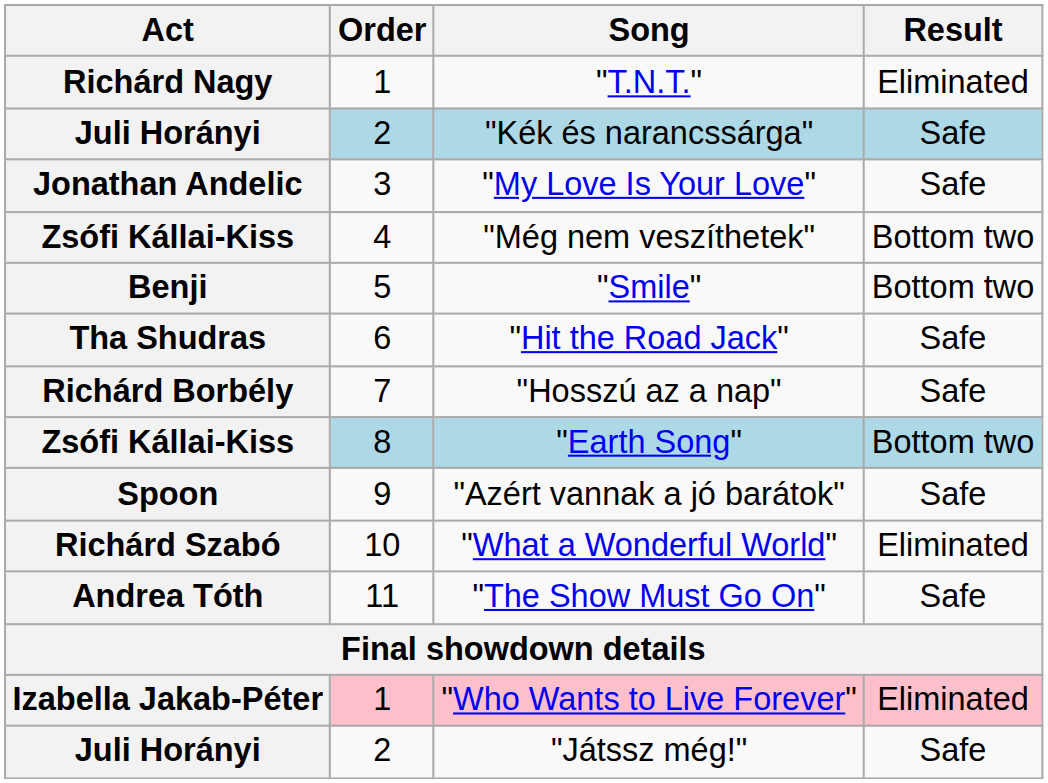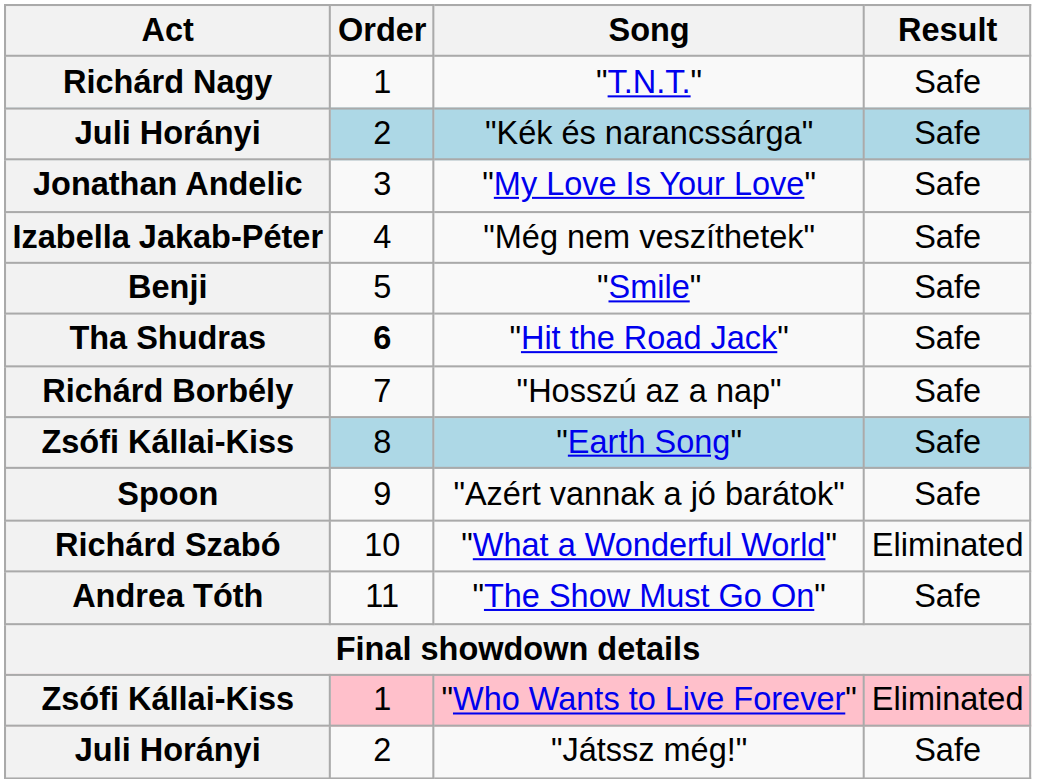(953, 81) Eliminated -> (948, 81) Safe
(168, 236) Zsófi Kállai-Kiss -> (168, 236) Izabella Jakab-Péter
(953, 236) Bottom two -> (948, 236) Safe
(953, 287) Bottom two -> (948, 287) Safe
(382, 339) normal -> (382, 339) bold
(953, 442) Bottom two -> (948, 442) Safe
(168, 699) Izabella Jakab-Péter -> (168, 699) Zsófi Kállai-Kiss
